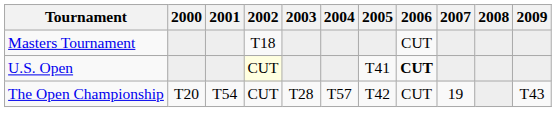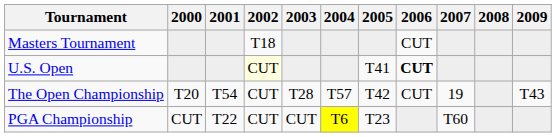+ row: (70, 119)
